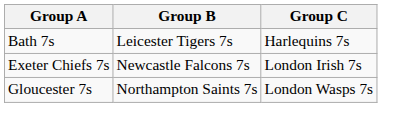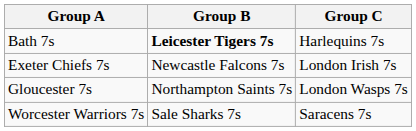(175, 41) normal -> (212, 41) bold
+ row: (76, 114)
